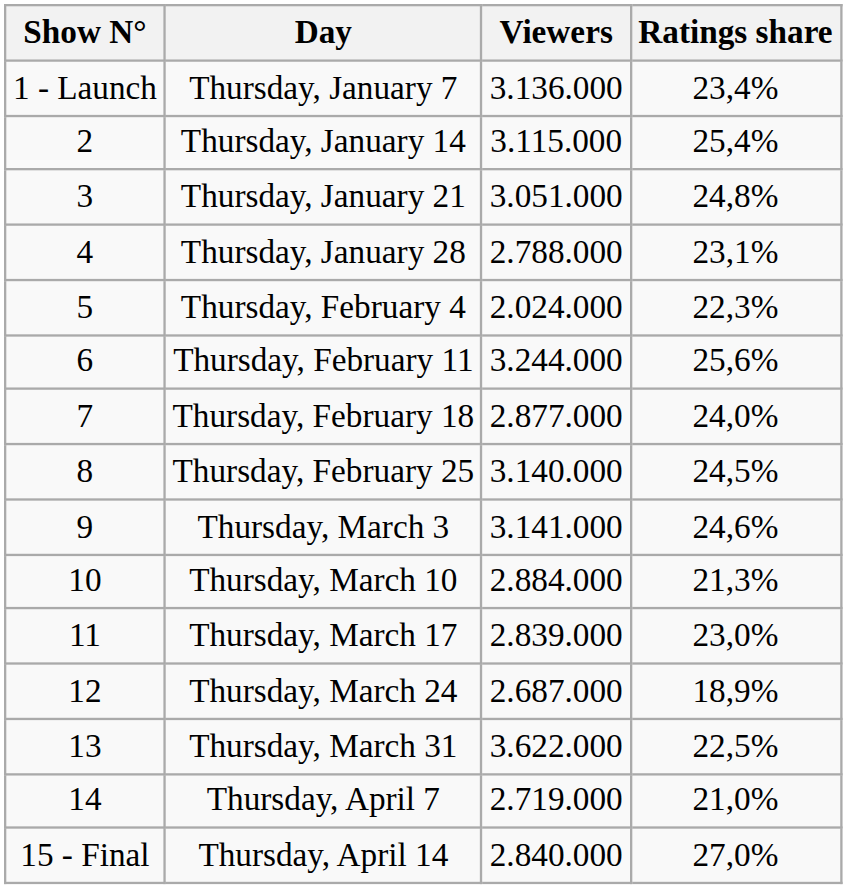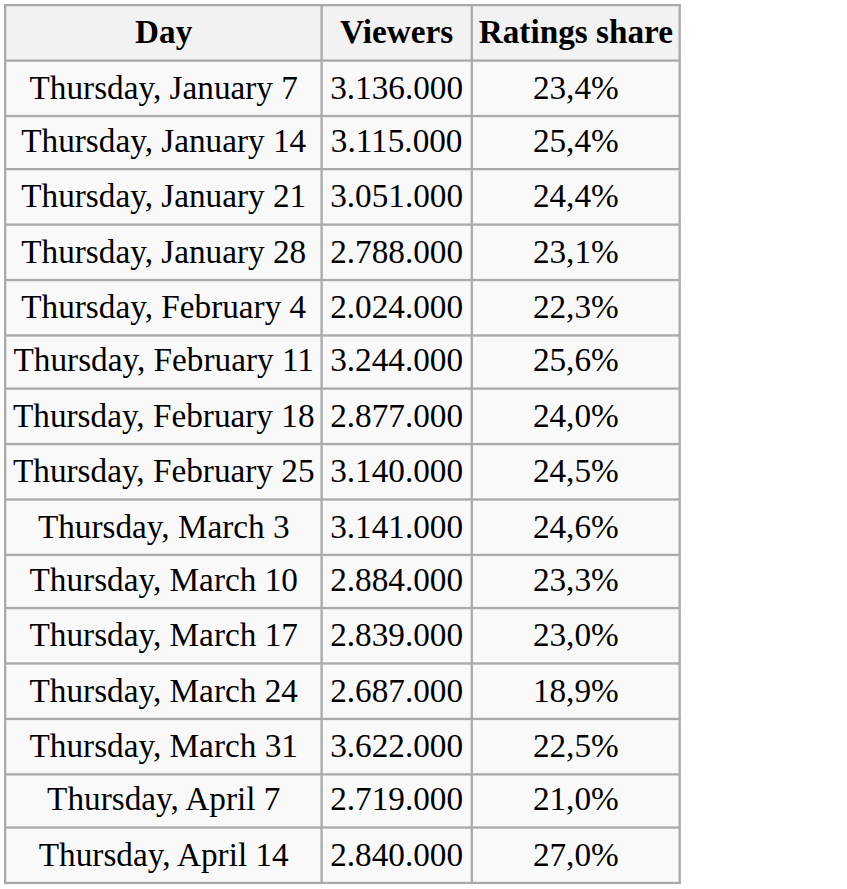- column: (85, 32)
(735, 196) 24,8% -> (576, 196) 24,4%
(735, 580) 21,3% -> (576, 580) 23,3%
